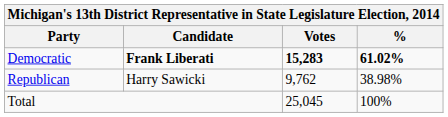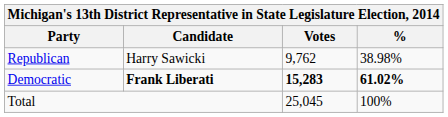rows swapped: (39, 58) <-> (39, 79)
